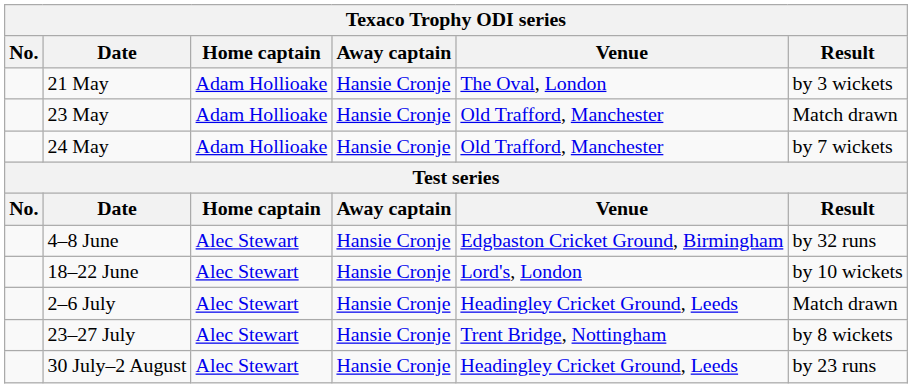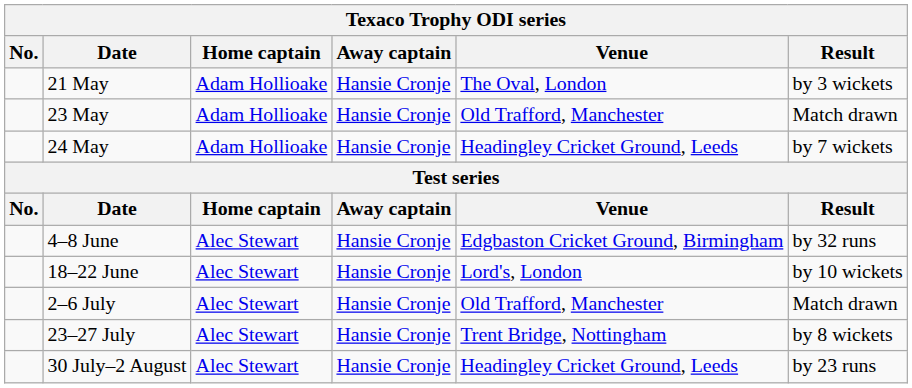(562, 146) Old Trafford, Manchester -> (599, 146) Headingley Cricket Ground, Leeds
(599, 303) Headingley Cricket Ground, Leeds -> (562, 303) Old Trafford, Manchester
